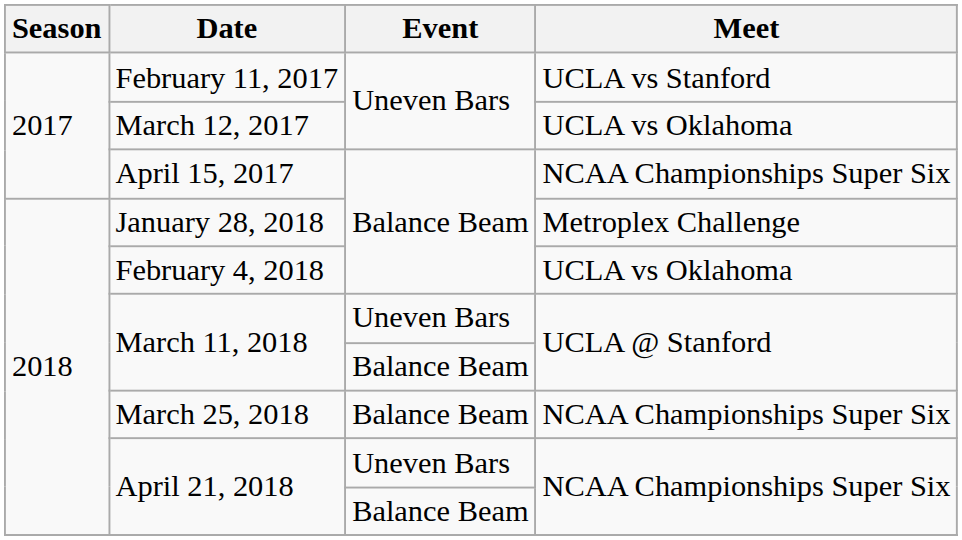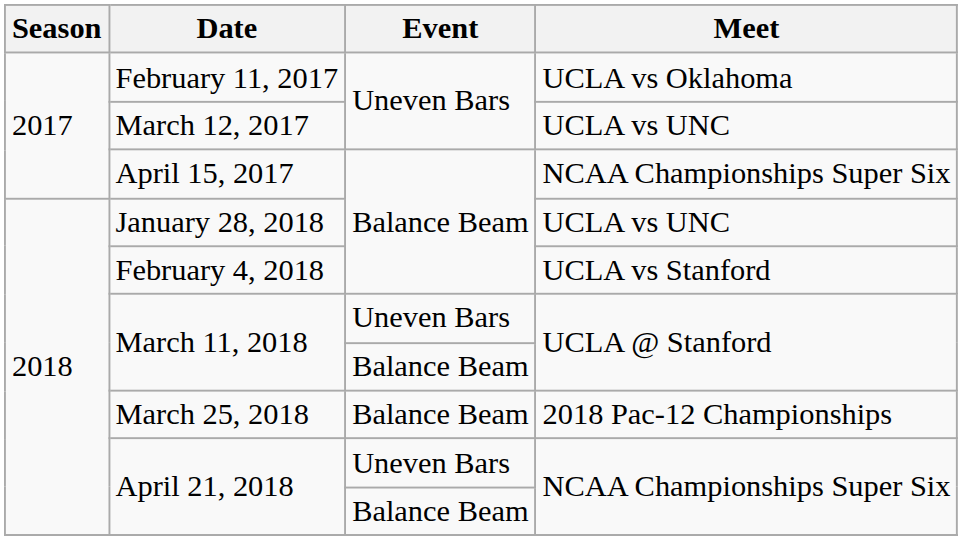(657, 76) UCLA vs Stanford -> (668, 76) UCLA vs Oklahoma
(668, 125) UCLA vs Oklahoma -> (636, 125) UCLA vs UNC
(671, 221) Metroplex Challenge -> (636, 221) UCLA vs UNC
(668, 269) UCLA vs Oklahoma -> (657, 269) UCLA vs Stanford
(747, 414) NCAA Championships Super Six -> (717, 414) 2018 Pac-12 Championships
